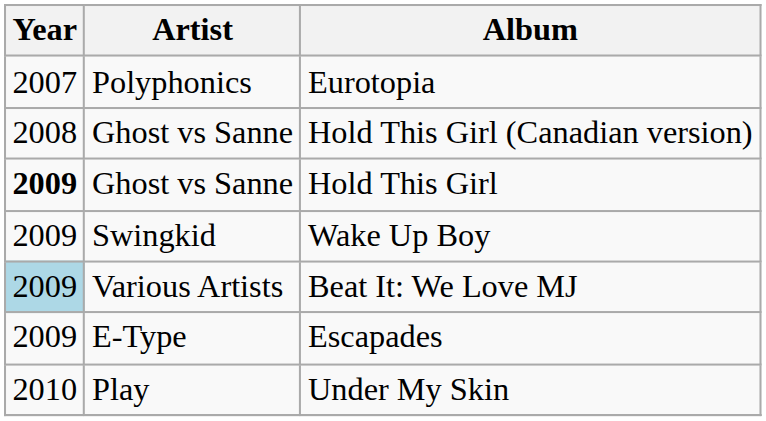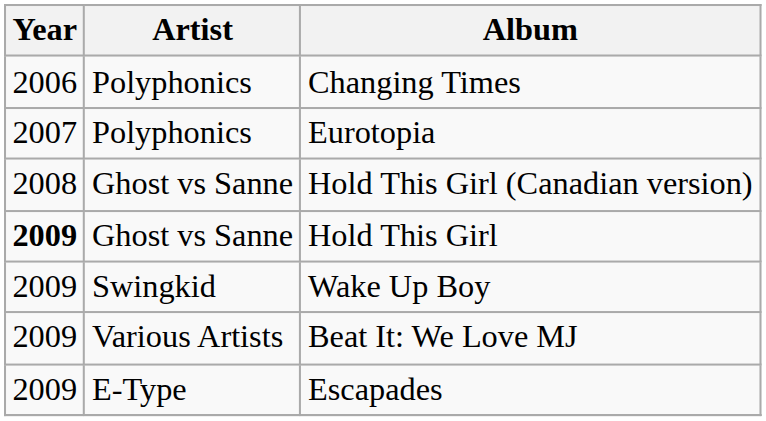+ row: (414, 81)
(45, 286) lightblue background -> (45, 337) no background
- row: (409, 388)
